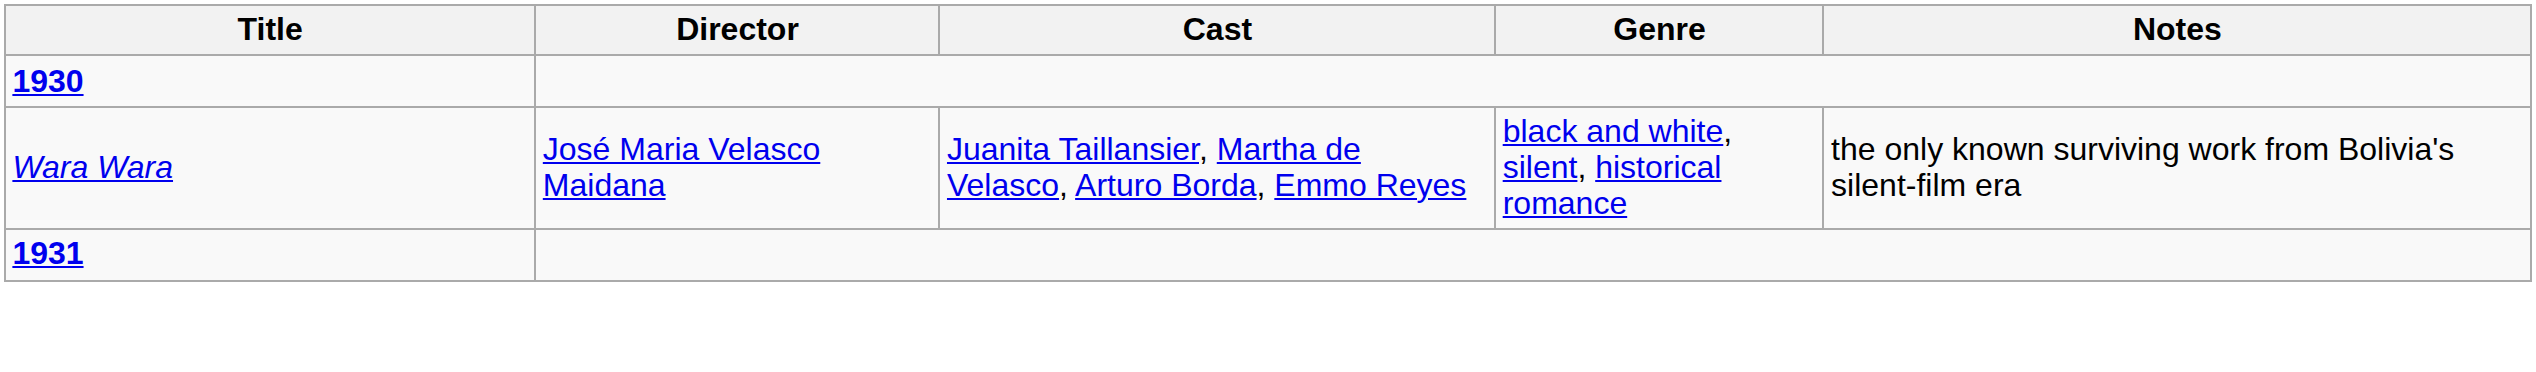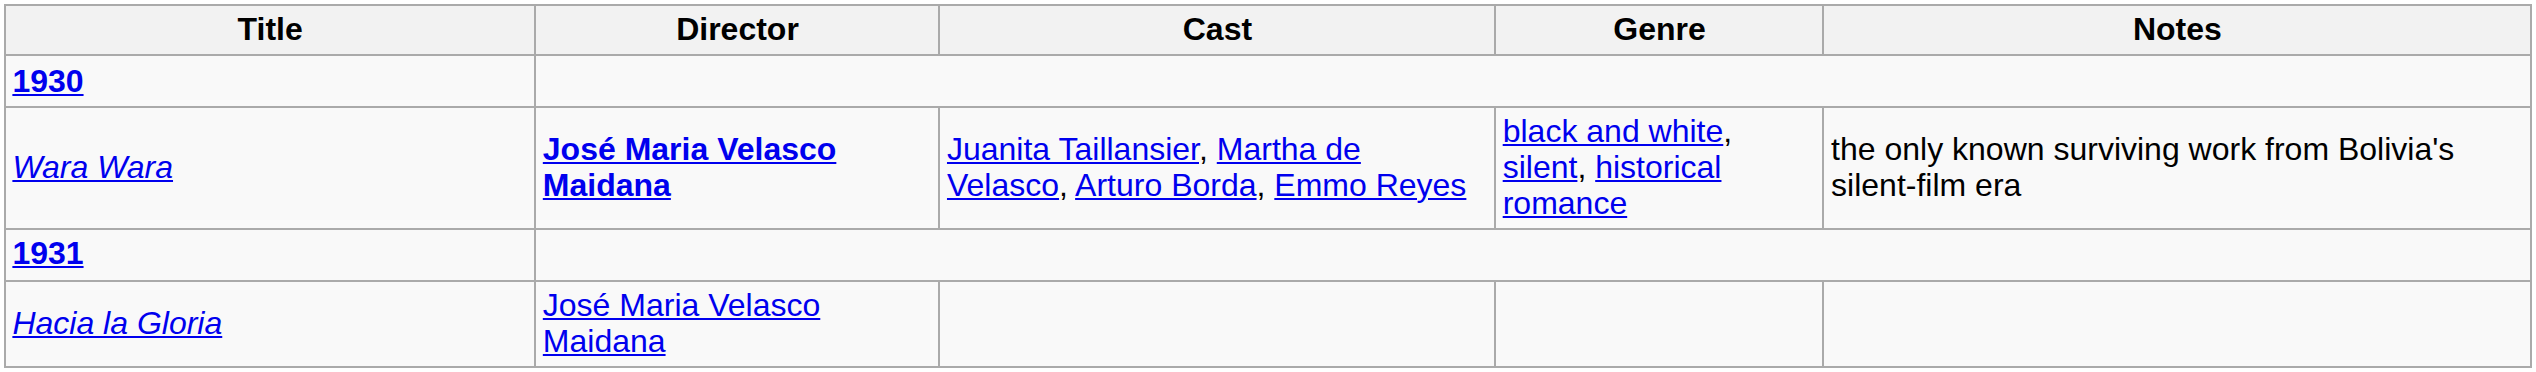(682, 167) normal -> (690, 167) bold
+ row: (117, 322)
